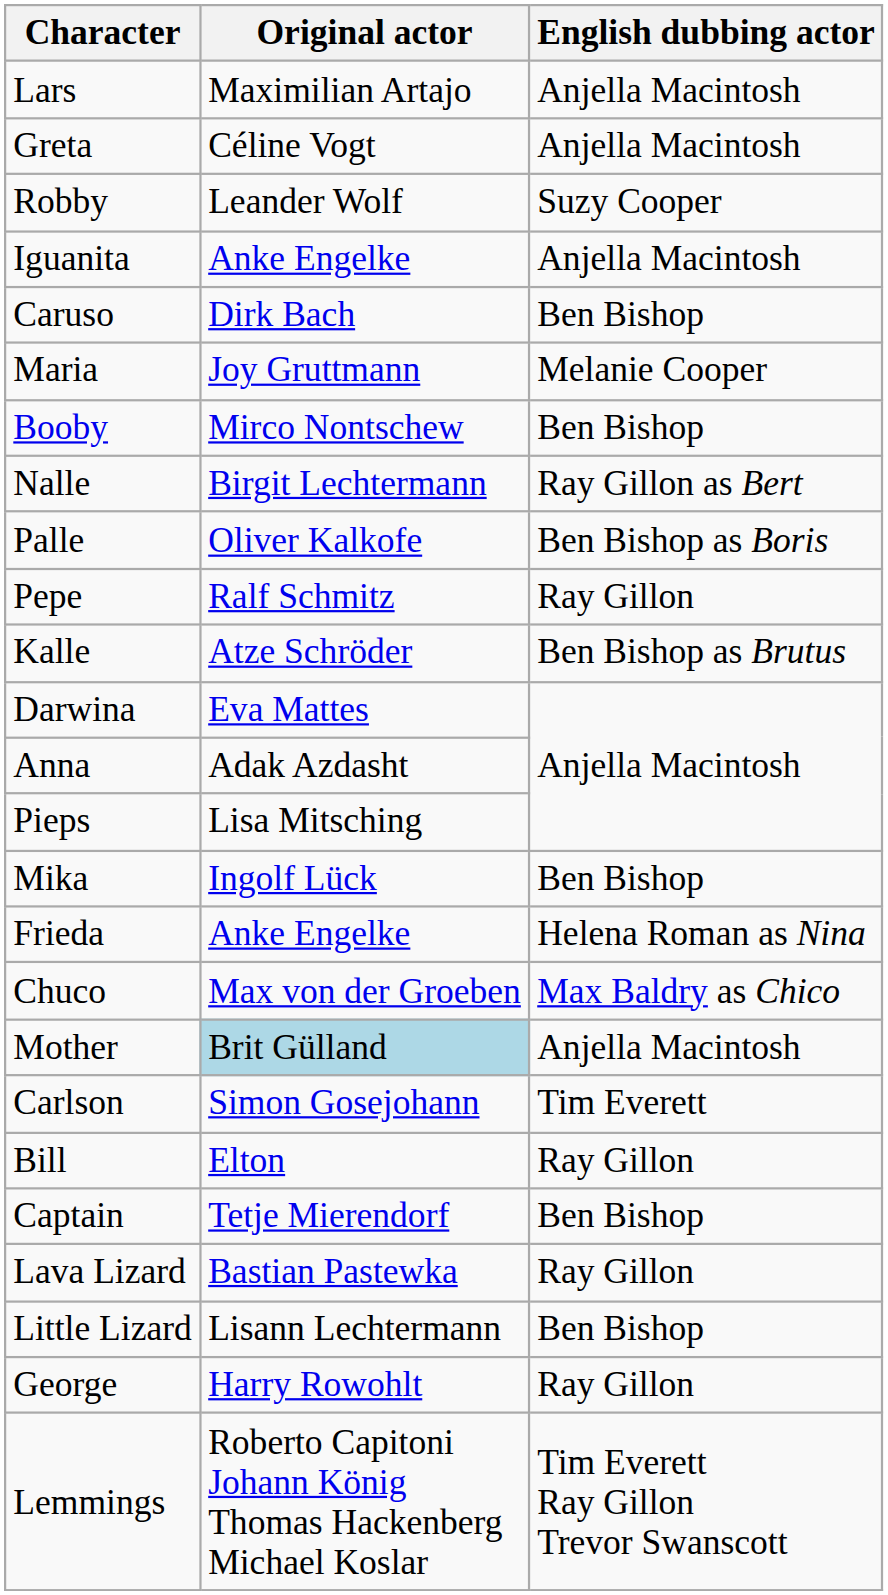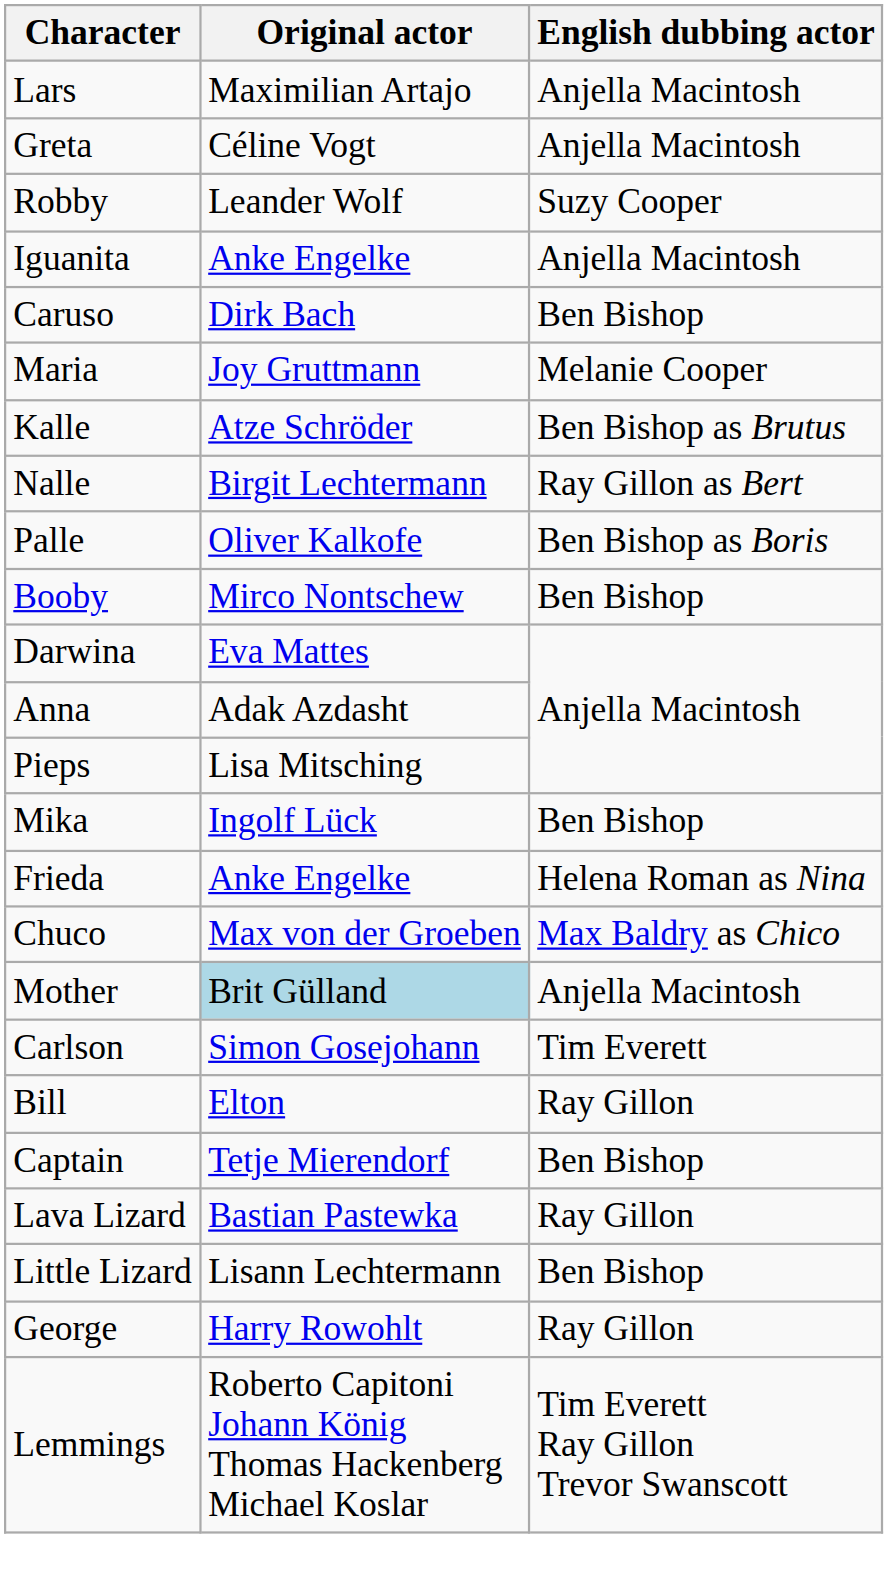rows swapped: (52, 652) <-> (61, 426)
- row: (48, 595)
